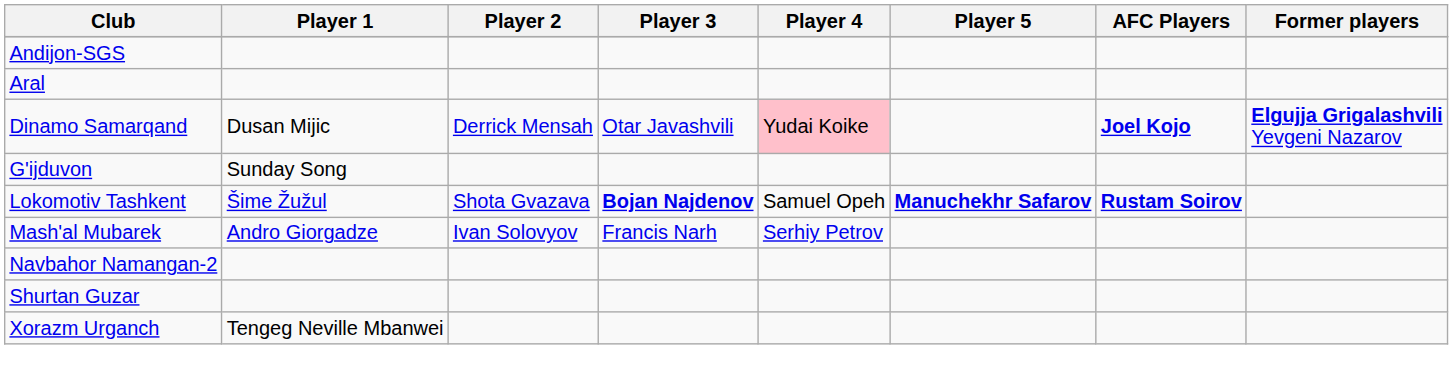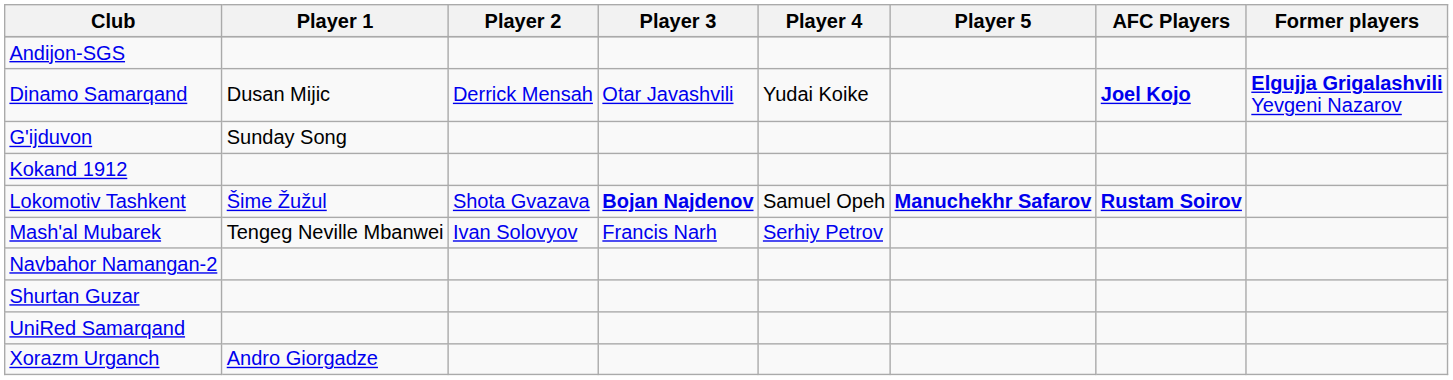- row: (27, 84)
(816, 127) pink background -> (816, 95) no background
+ row: (68, 170)
(302, 233) Andro Giorgadze -> (335, 233) Tengeg Neville Mbanwei
+ row: (97, 328)
(335, 328) Tengeg Neville Mbanwei -> (302, 359) Andro Giorgadze
